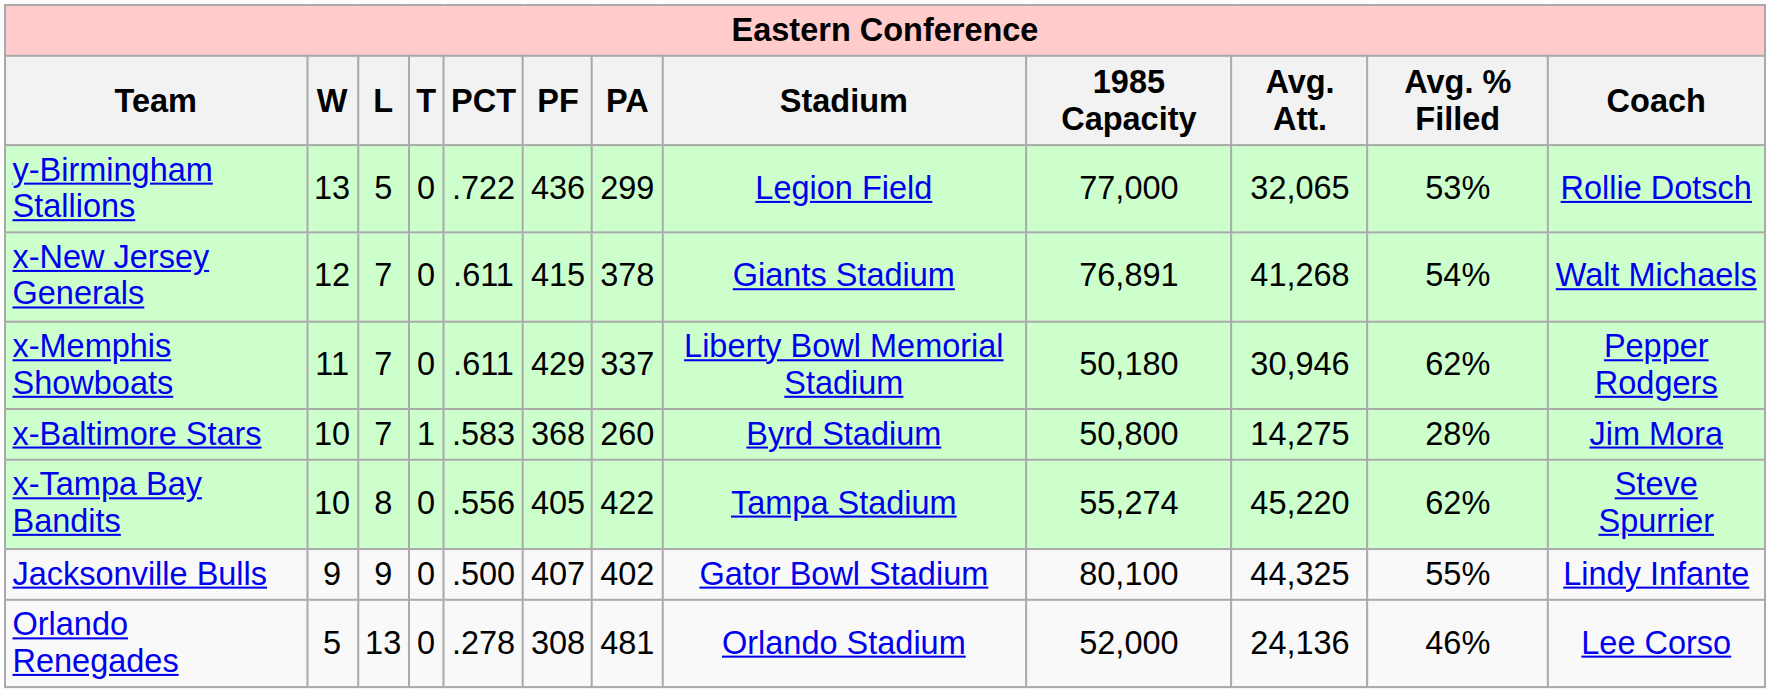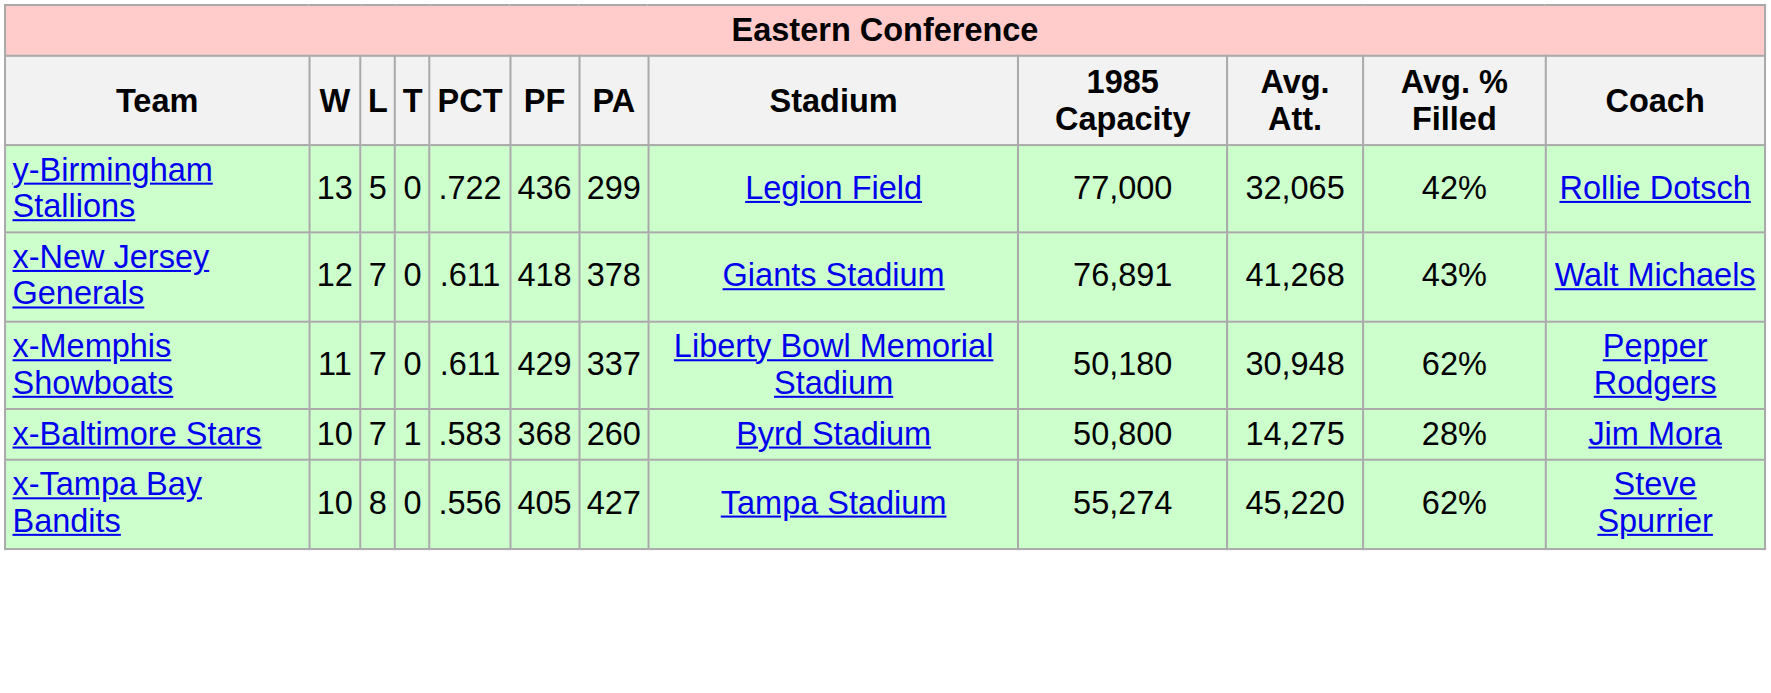(1458, 188) 53% -> (1454, 188) 42%
(558, 276) 415 -> (545, 276) 418
(1458, 276) 54% -> (1454, 276) 43%
(1300, 364) 30,946 -> (1295, 364) 30,948
(627, 503) 422 -> (614, 503) 427
- row: (140, 573)
- row: (96, 643)
